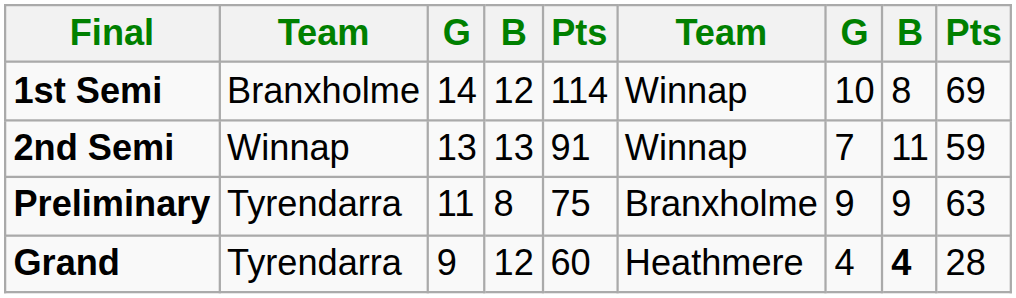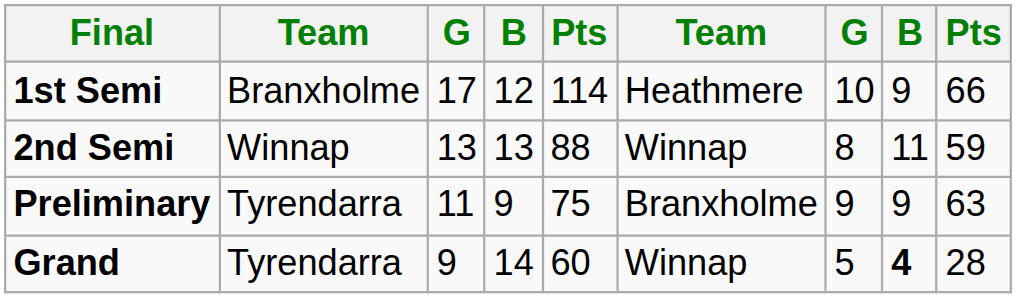(457, 90) 14 -> (457, 90) 17
(686, 90) Winnap -> (714, 90) Heathmere
(901, 90) 8 -> (901, 90) 9
(966, 90) 69 -> (966, 90) 66
(571, 147) 91 -> (571, 147) 88
(845, 147) 7 -> (845, 147) 8
(504, 205) 8 -> (504, 205) 9
(514, 262) 12 -> (514, 262) 14
(714, 262) Heathmere -> (686, 262) Winnap
(845, 262) 4 -> (845, 262) 5
